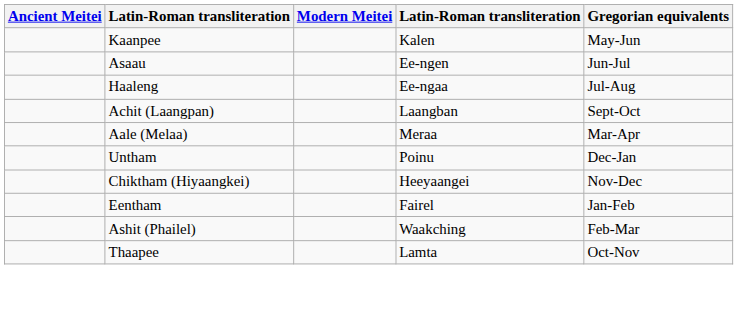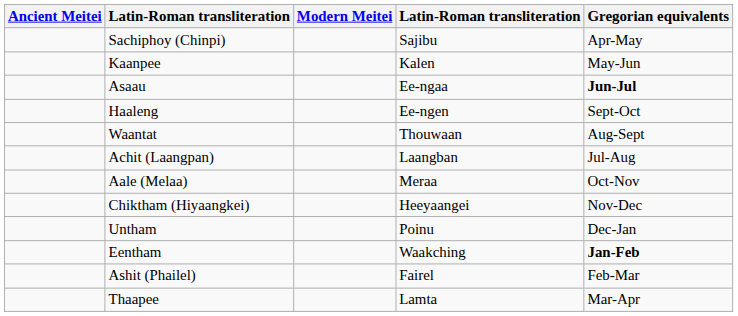+ row: (167, 39)
(424, 63) Ee-ngen -> (424, 87) Ee-ngaa
(609, 63) normal -> (612, 87) bold
(424, 87) Ee-ngaa -> (424, 110) Ee-ngen
(611, 87) Jul-Aug -> (614, 110) Sept-Oct
+ row: (133, 134)
(614, 110) Sept-Oct -> (611, 157) Jul-Aug
(614, 134) Mar-Apr -> (614, 181) Oct-Nov
rows swapped: (179, 181) <-> (133, 157)
(417, 205) Fairel -> (432, 252) Waakching
(611, 205) normal -> (614, 252) bold
(432, 228) Waakching -> (417, 275) Fairel
(614, 252) Oct-Nov -> (614, 299) Mar-Apr
